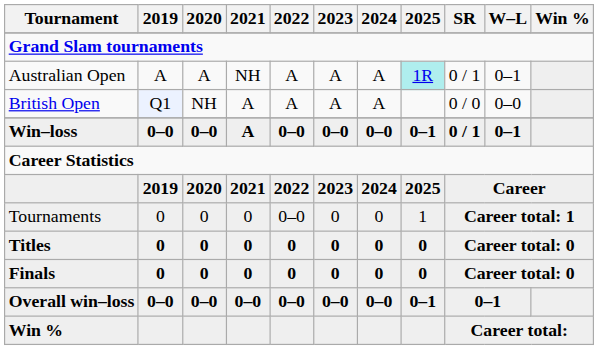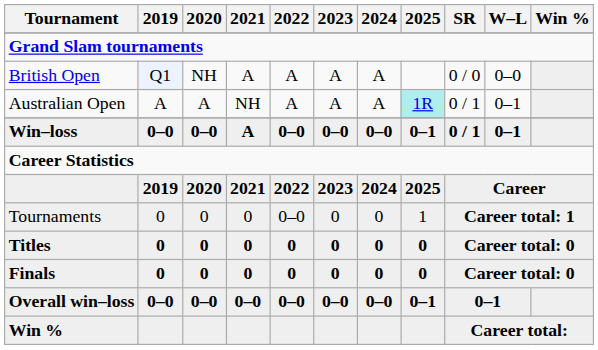rows swapped: (67, 75) <-> (54, 103)
